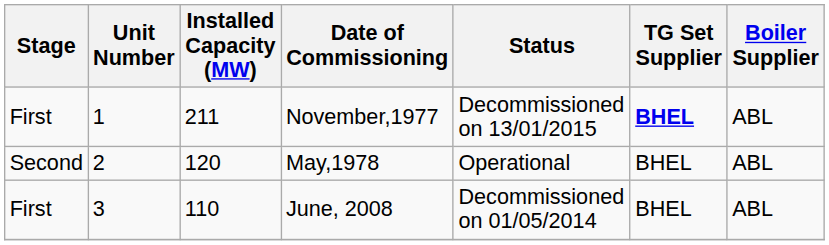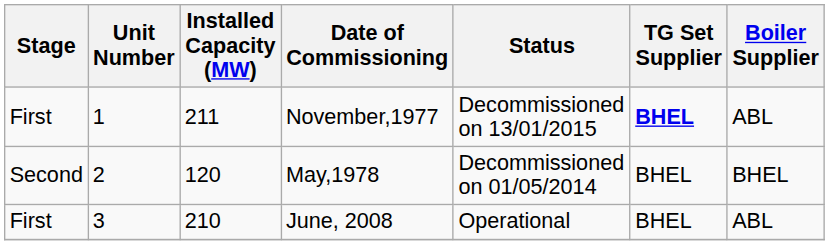(514, 163) Operational -> (541, 175) Decommissioned on 01/05/2014
(753, 163) ABL -> (760, 175) BHEL
(202, 209) 110 -> (203, 221) 210
(541, 209) Decommissioned on 01/05/2014 -> (514, 221) Operational
